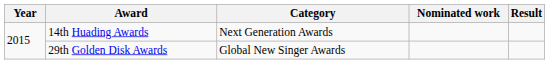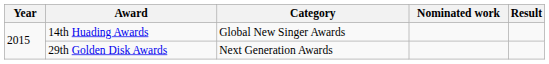(276, 31) Next Generation Awards -> (282, 31) Global New Singer Awards
(282, 50) Global New Singer Awards -> (276, 50) Next Generation Awards
